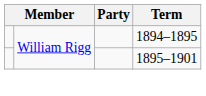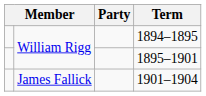+ row: (167, 79)
